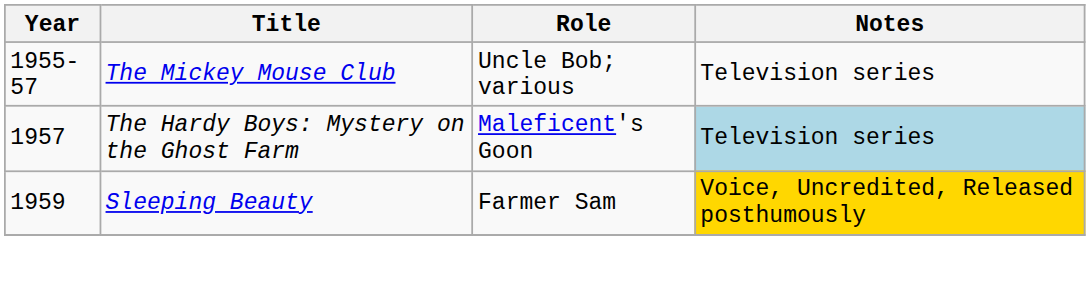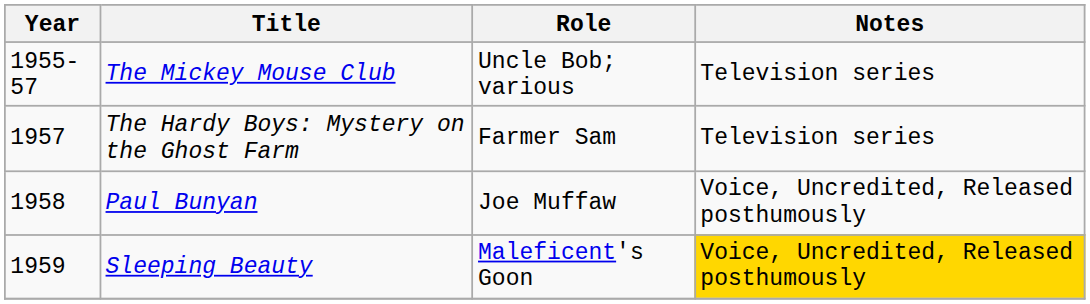(561, 138) Maleficent's Goon -> (547, 138) Farmer Sam
(818, 138) lightblue background -> (818, 138) no background
+ row: (182, 203)
(547, 203) Farmer Sam -> (561, 267) Maleficent's Goon
